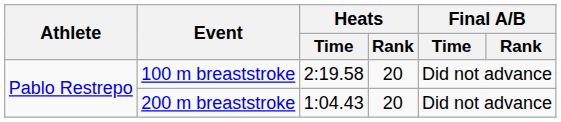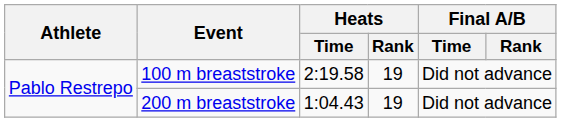(393, 75) 20 -> (393, 75) 19
(393, 103) 20 -> (393, 103) 19
